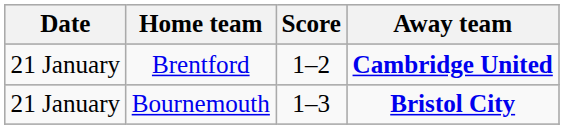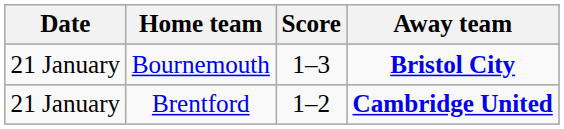rows swapped: (201, 104) <-> (201, 64)
